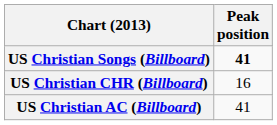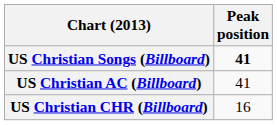rows swapped: (109, 107) <-> (109, 82)
